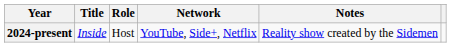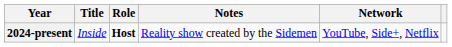columns swapped: (198, 13) <-> (350, 13)
(123, 32) normal -> (124, 32) bold
